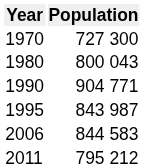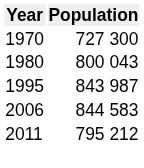- row: (25, 86)
